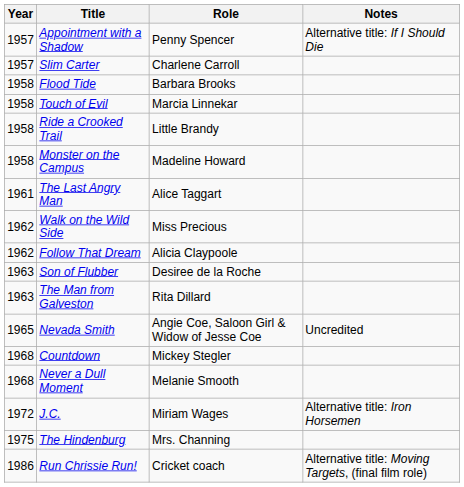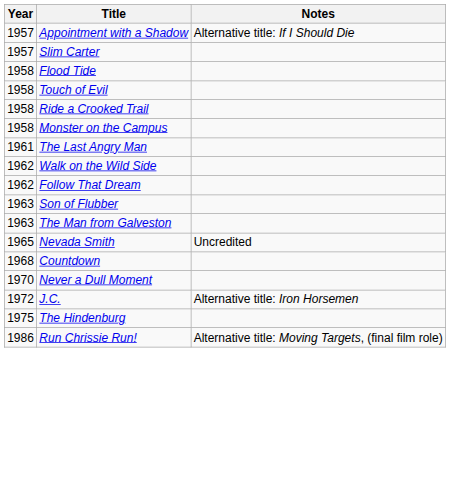- column: (226, 14)
(20, 381) 1968 -> (20, 280) 1970
